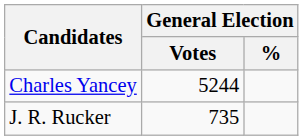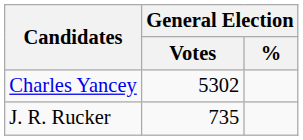(219, 85) 5244 -> (219, 85) 5302
